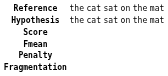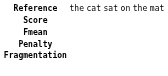- row: (35, 20)
